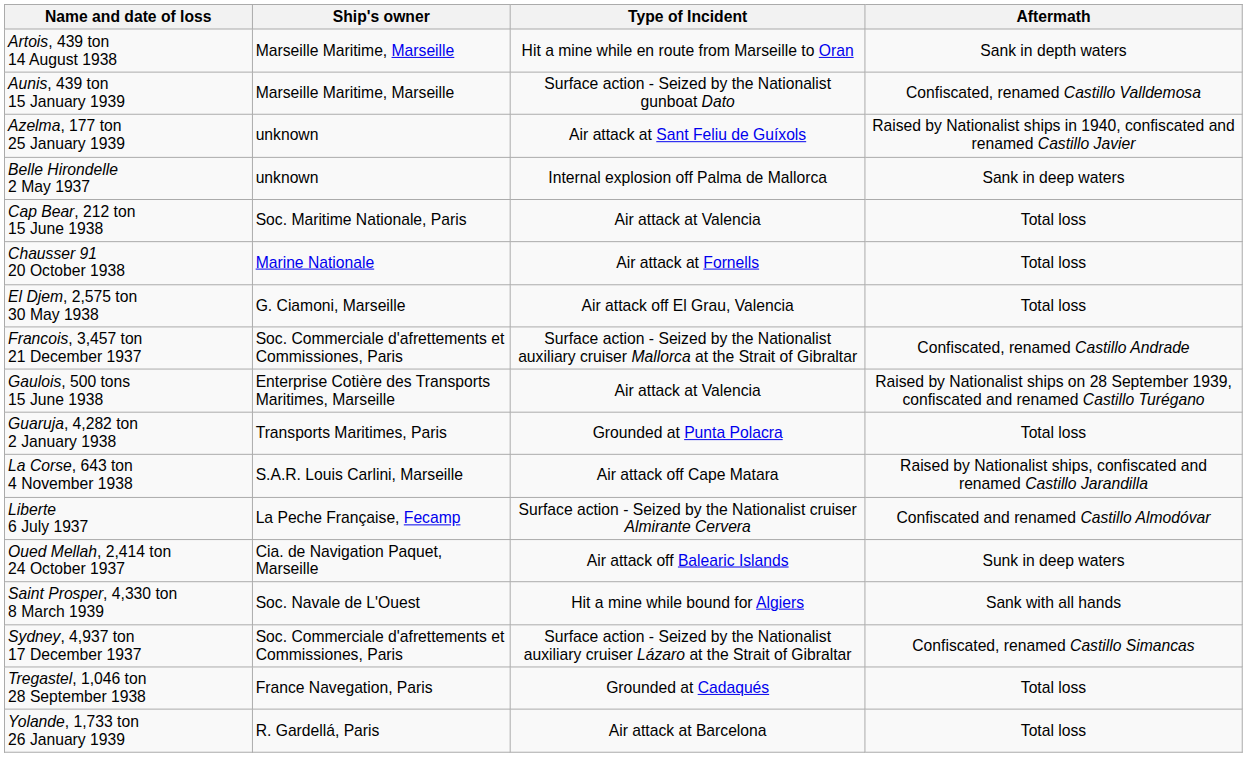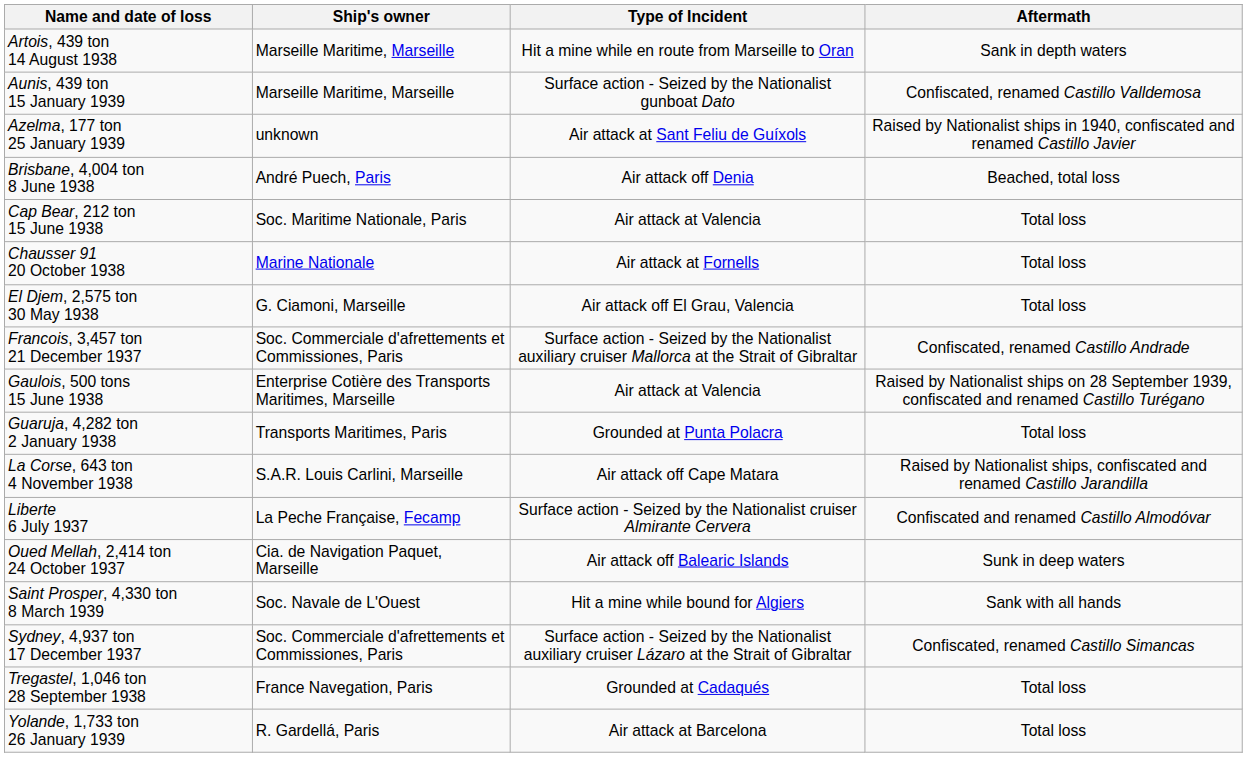- row: (63, 178)
+ row: (76, 178)
